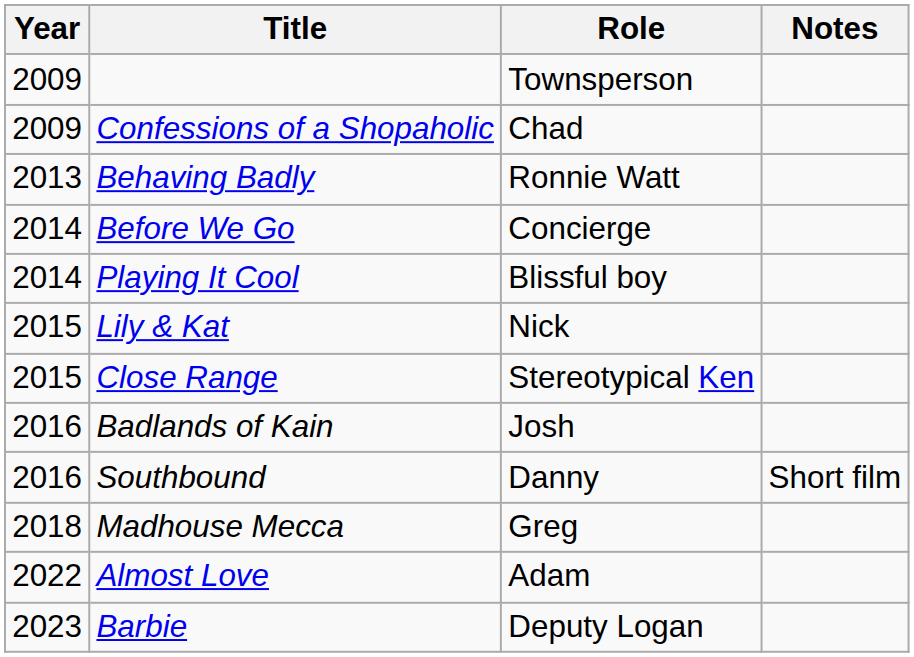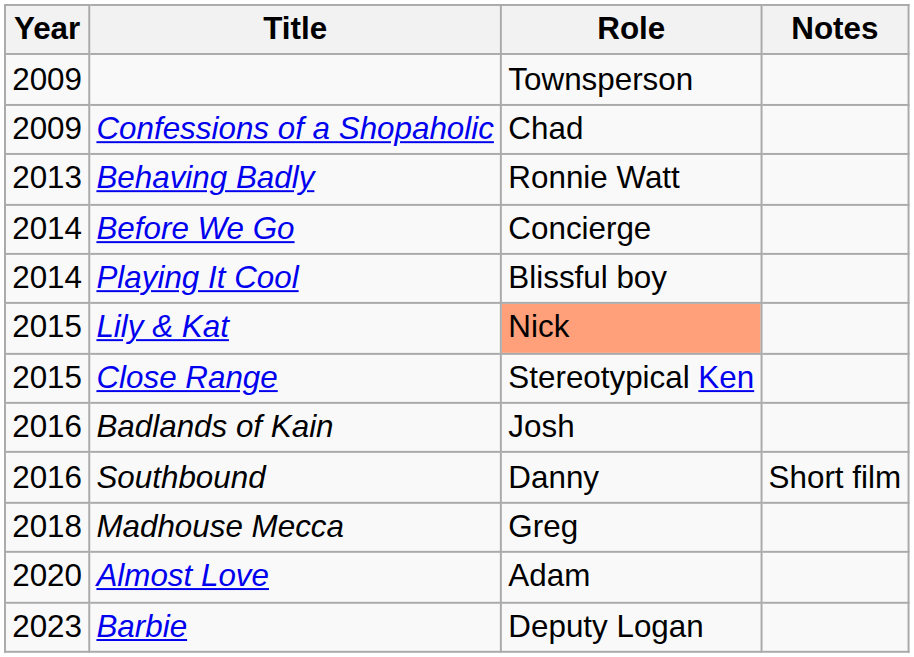(539, 327) no background -> (539, 327) lightsalmon background
(47, 576) 2022 -> (47, 576) 2020
